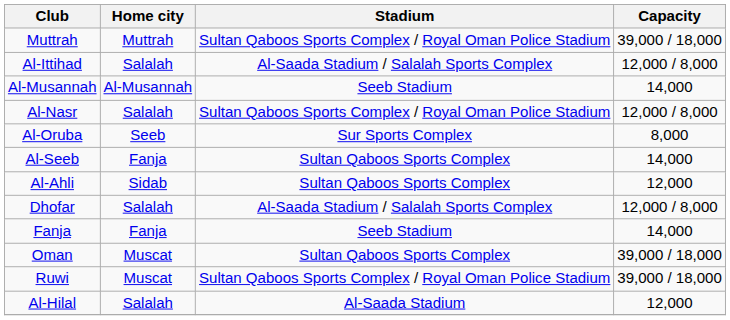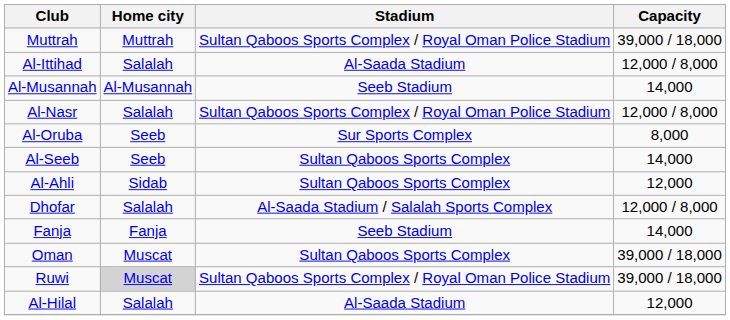(405, 64) Al-Saada Stadium / Salalah Sports Complex -> (405, 64) Al-Saada Stadium
(148, 159) Fanja -> (148, 159) Seeb
(148, 278) no background -> (148, 278) lightgrey background
